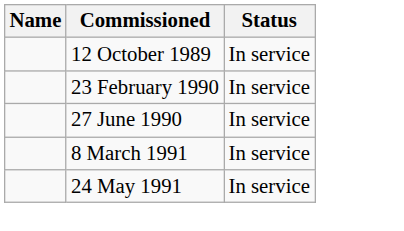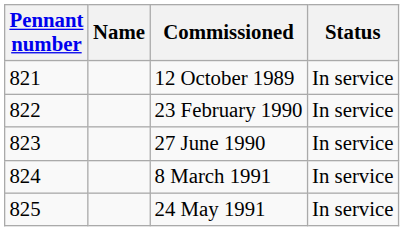+ column: (46, 32)
